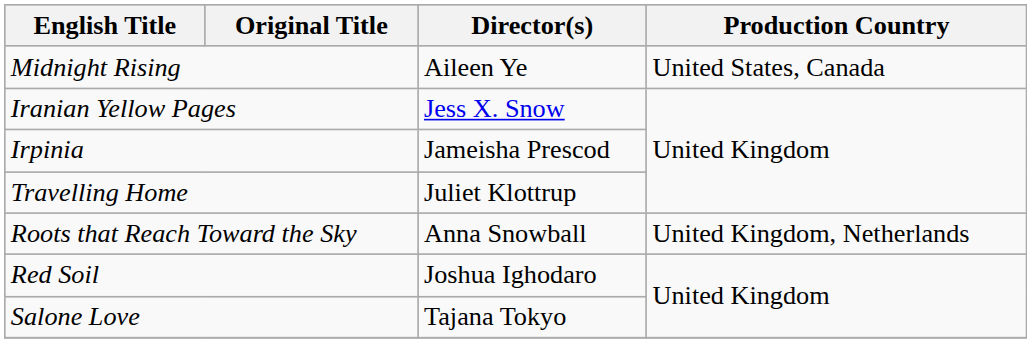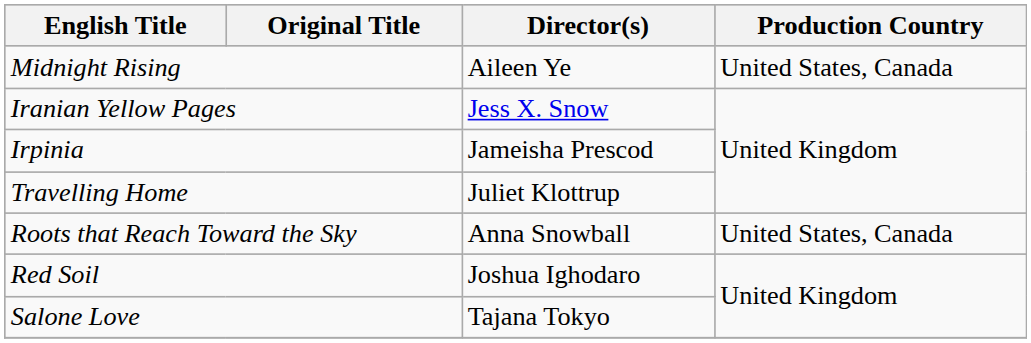(811, 233) United Kingdom, Netherlands -> (837, 233) United States, Canada
